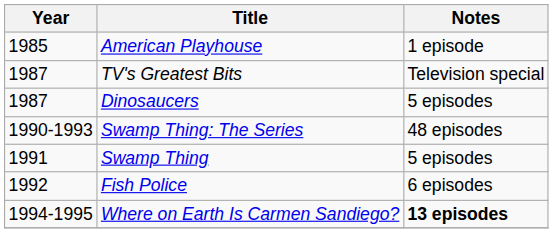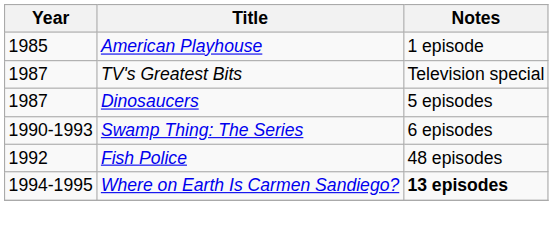(455, 130) 48 episodes -> (450, 130) 6 episodes
- row: (155, 158)
(450, 185) 6 episodes -> (455, 158) 48 episodes
